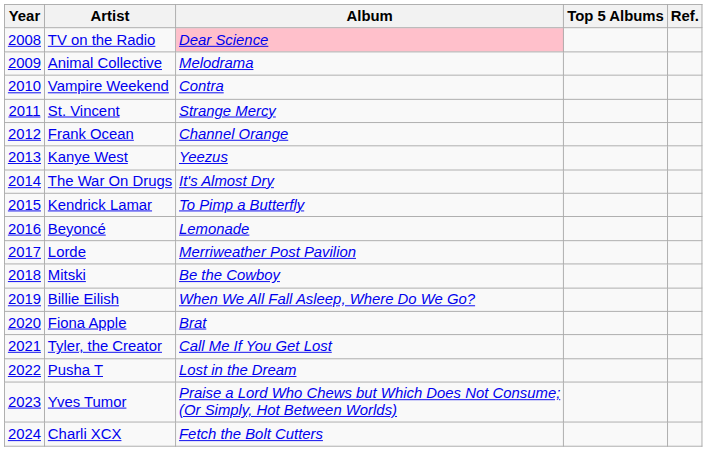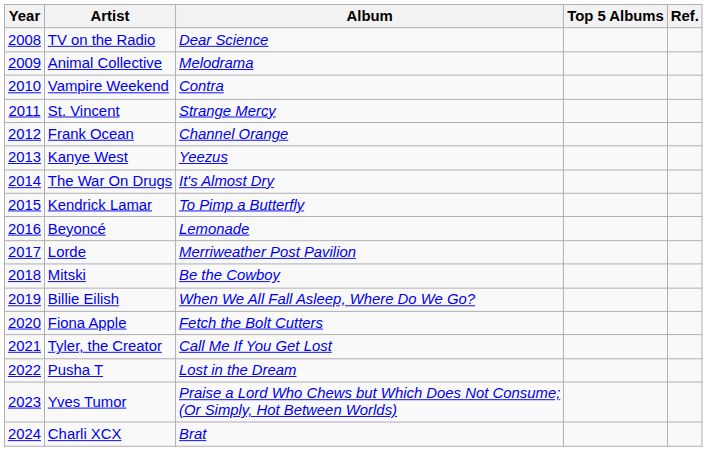(224, 39) pink background -> (224, 39) no background
(193, 323) Brat -> (251, 323) Fetch the Bolt Cutters
(251, 434) Fetch the Bolt Cutters -> (193, 434) Brat
